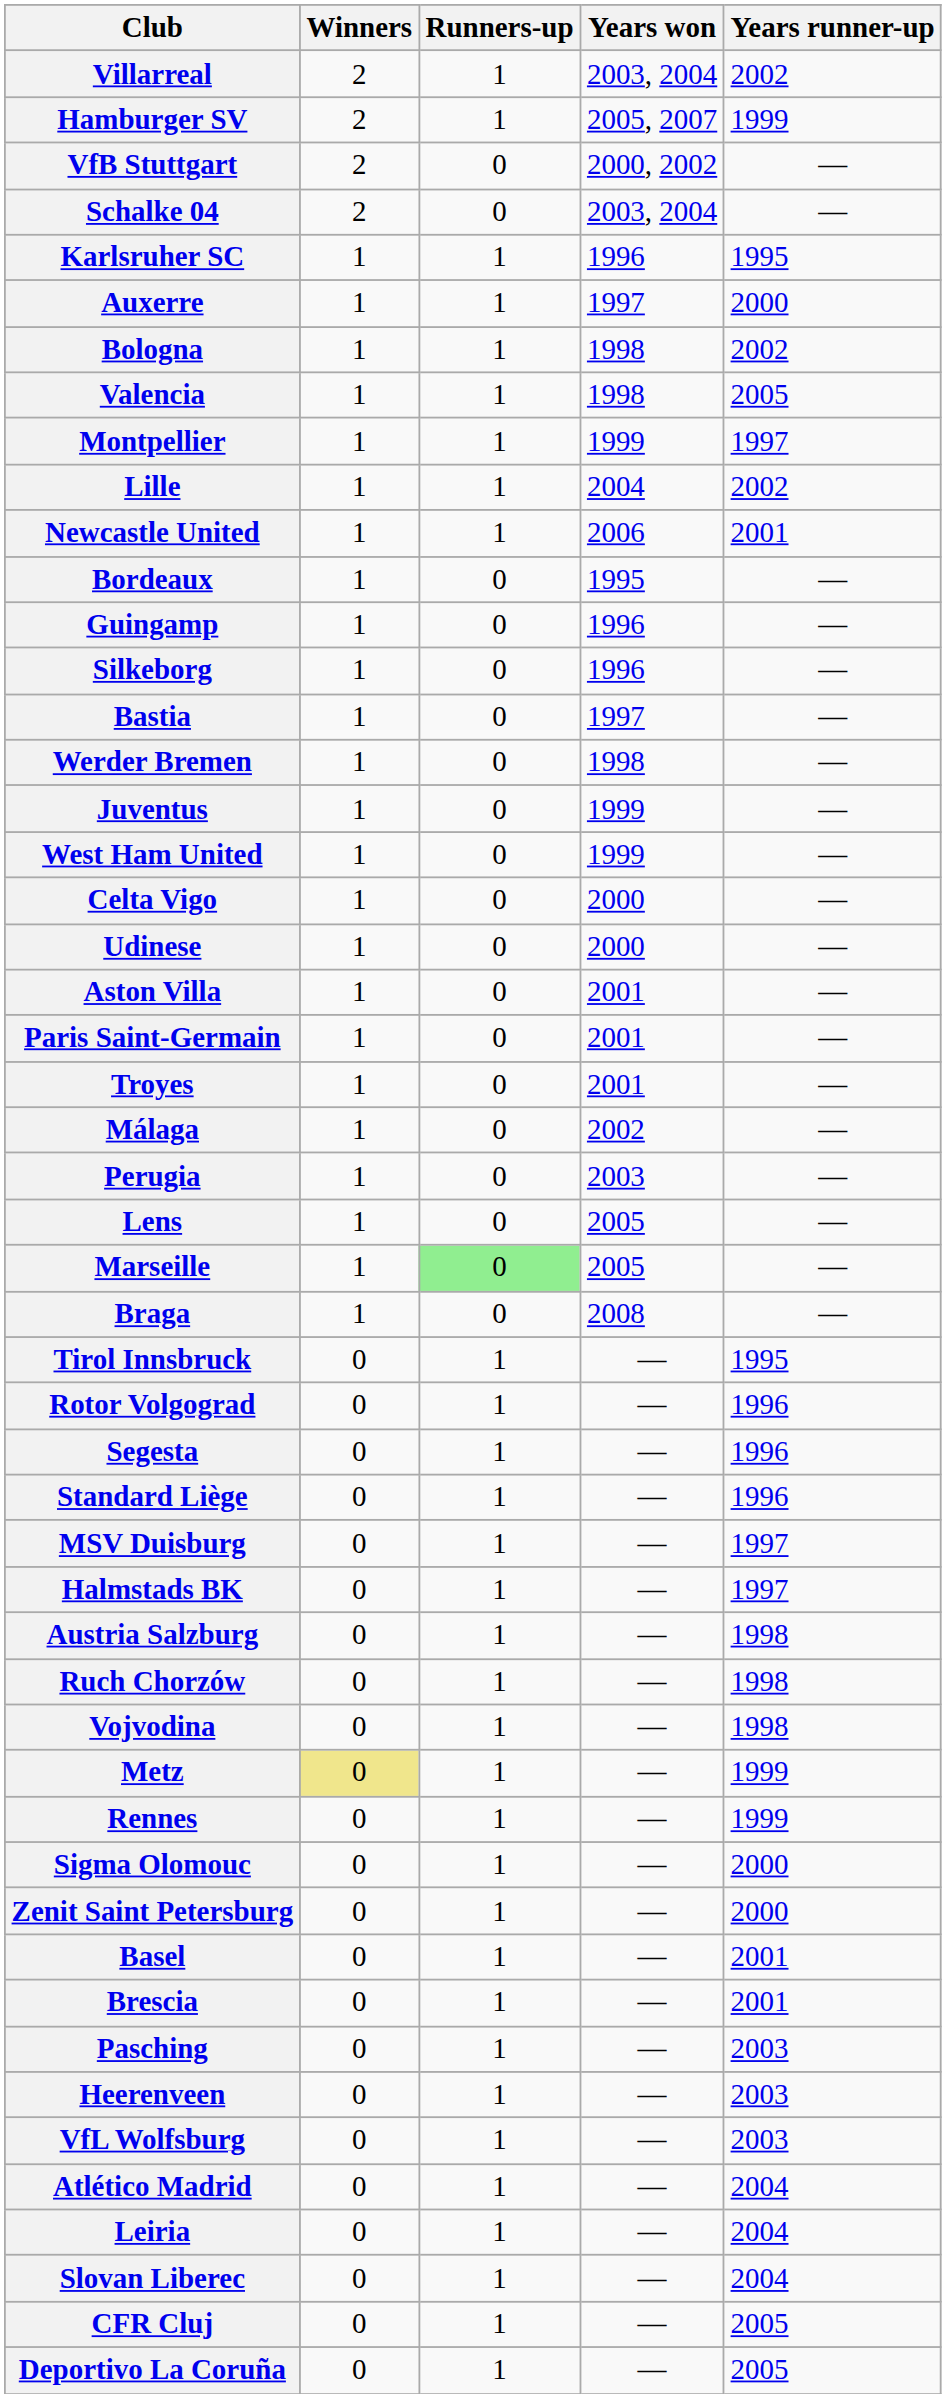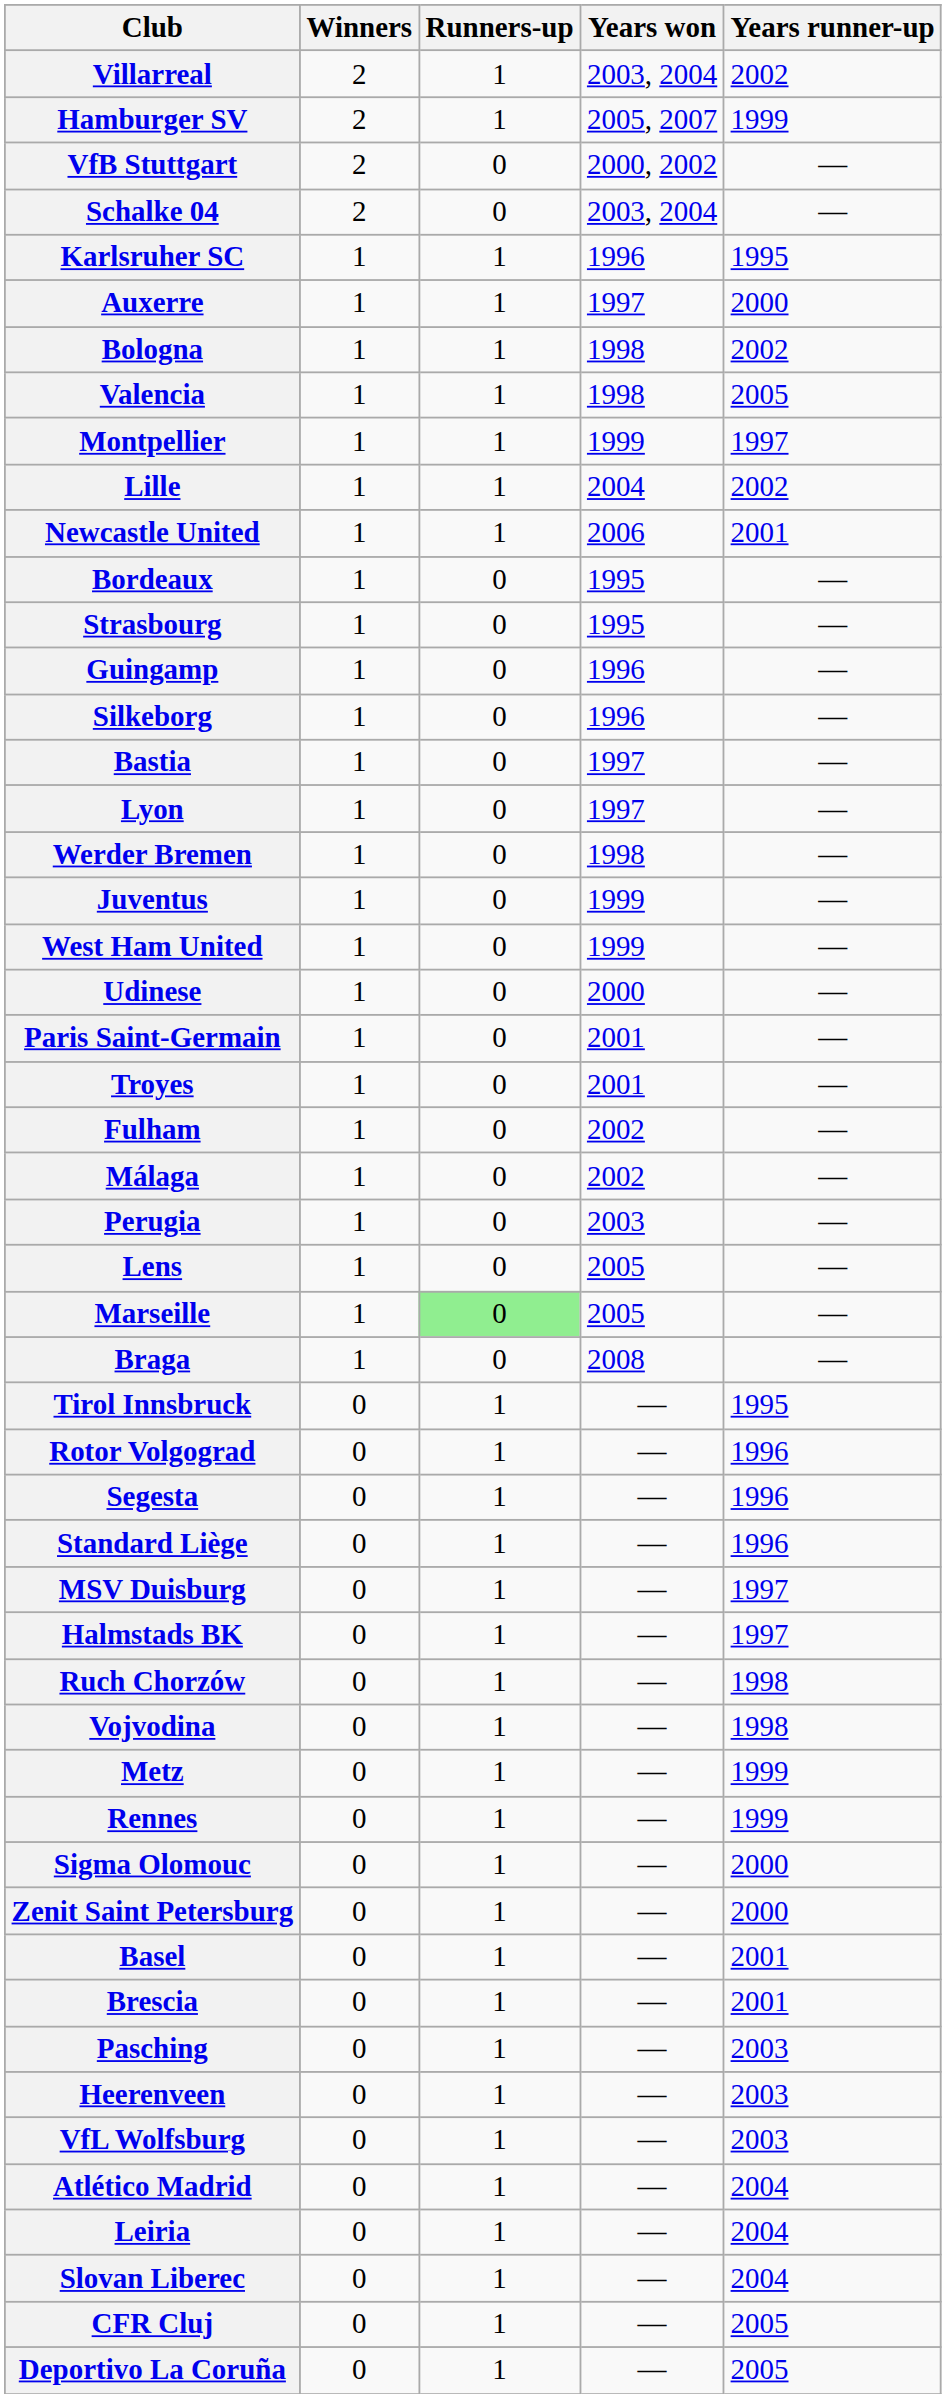+ row: (152, 624)
+ row: (152, 808)
- row: (152, 900)
- row: (152, 991)
+ row: (152, 1129)
- row: (152, 1634)
(359, 1772) khaki background -> (359, 1772) no background
